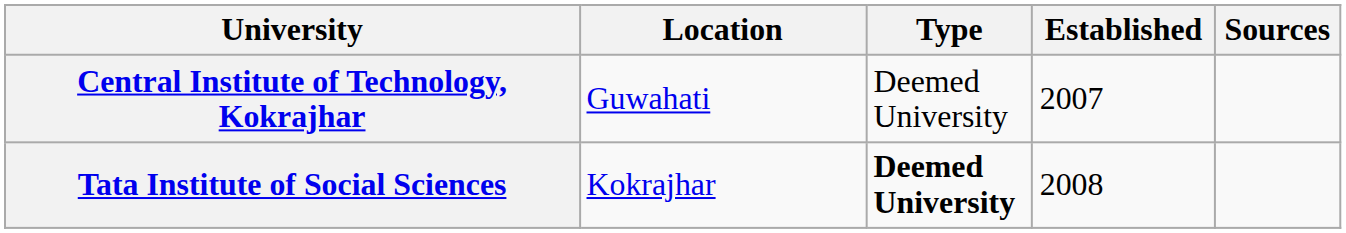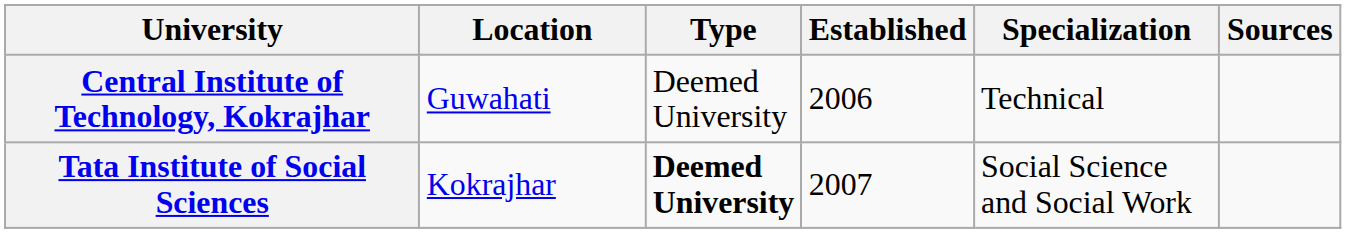+ column: (1097, 29)
(1072, 98) 2007 -> (841, 98) 2006
(1072, 184) 2008 -> (841, 184) 2007
